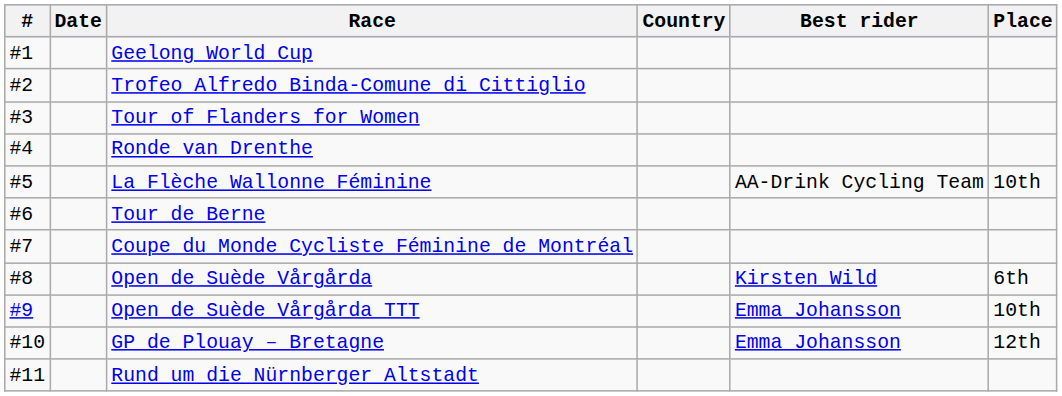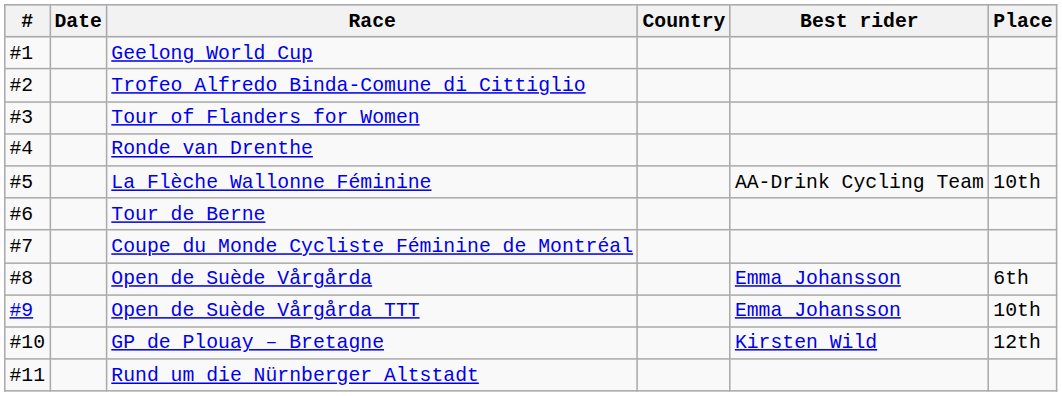(806, 279) Kirsten Wild -> (818, 279) Emma Johansson
(818, 343) Emma Johansson -> (806, 343) Kirsten Wild
